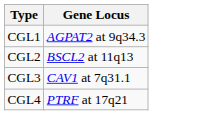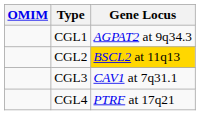+ column: (28, 15)
(90, 57) no background -> (137, 57) gold background
